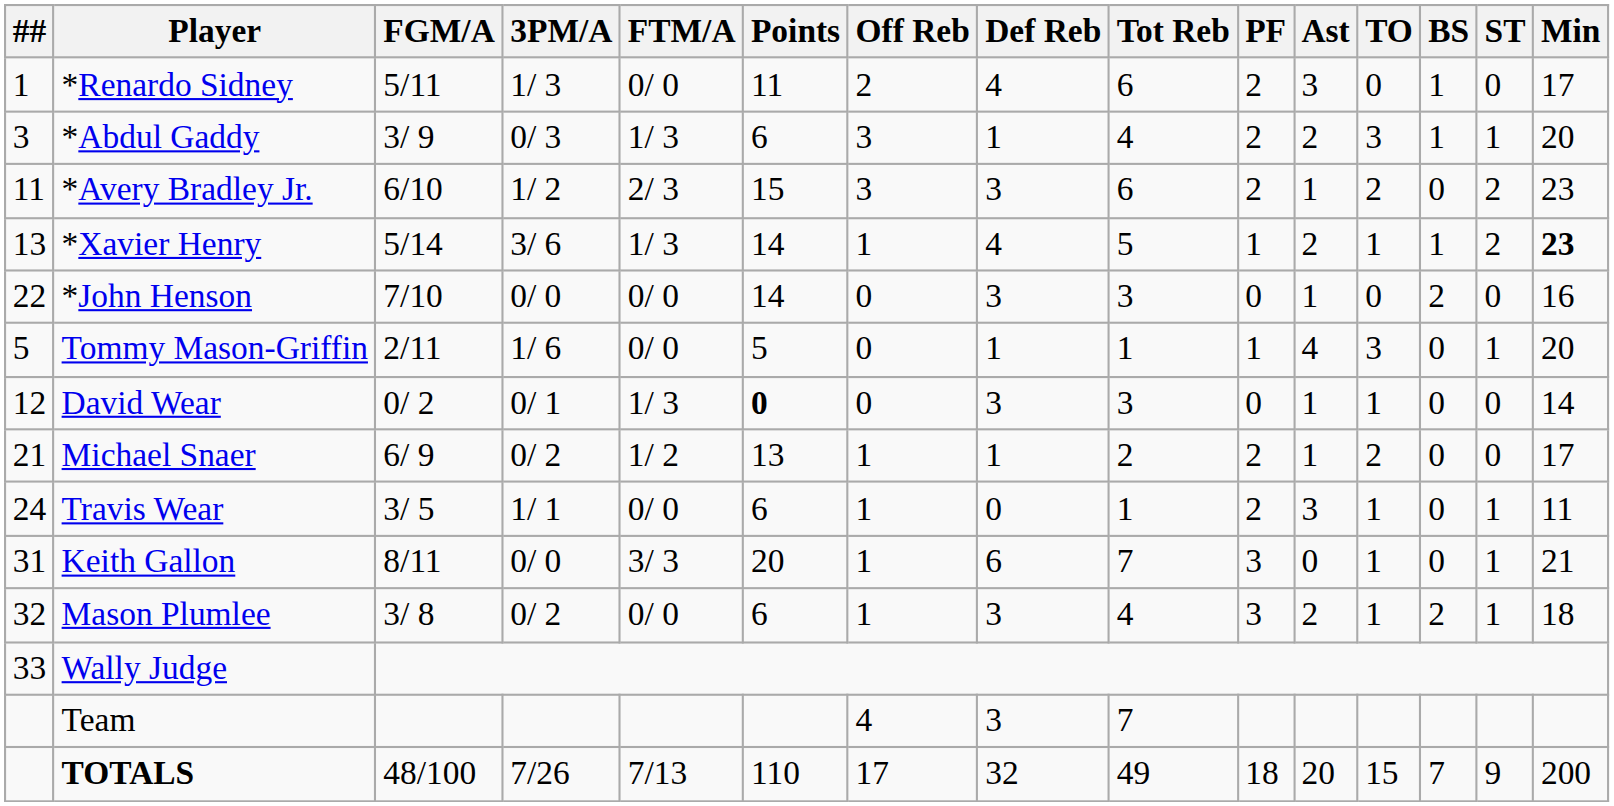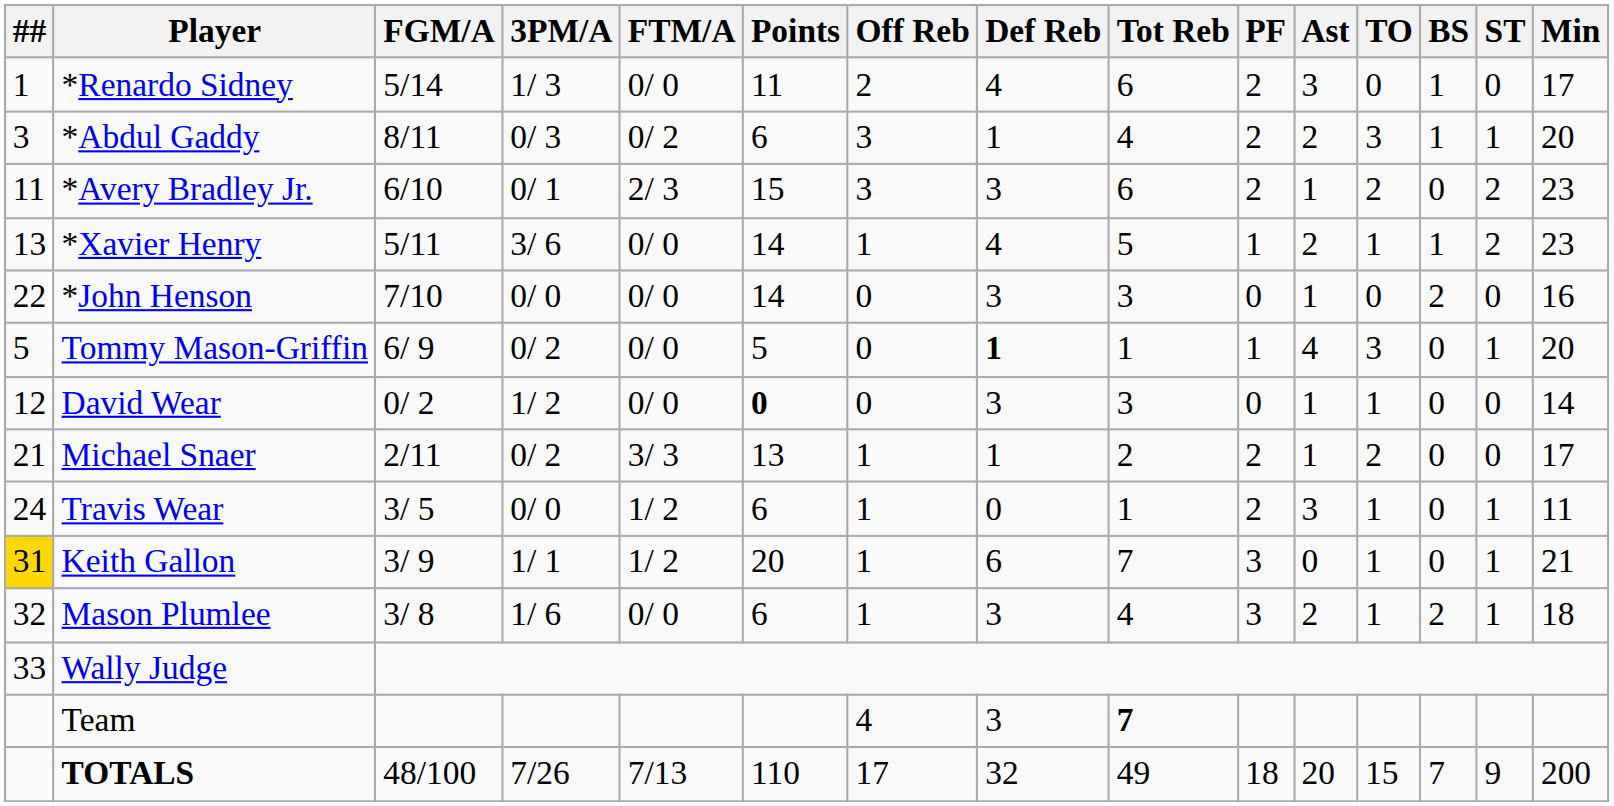(412, 84) 5/11 -> (413, 84) 5/14
(409, 137) 3/ 9 -> (412, 137) 8/11
(653, 137) 1/ 3 -> (653, 137) 0/ 2
(536, 190) 1/ 2 -> (536, 190) 0/ 1
(413, 243) 5/14 -> (412, 243) 5/11
(653, 243) 1/ 3 -> (653, 243) 0/ 0
(1558, 243) bold -> (1558, 243) normal
(412, 349) 2/11 -> (409, 349) 6/ 9
(536, 349) 1/ 6 -> (536, 349) 0/ 2
(994, 349) normal -> (994, 349) bold
(536, 402) 0/ 1 -> (536, 402) 1/ 2
(653, 402) 1/ 3 -> (653, 402) 0/ 0
(409, 455) 6/ 9 -> (412, 455) 2/11
(653, 455) 1/ 2 -> (653, 455) 3/ 3
(536, 508) 1/ 1 -> (536, 508) 0/ 0
(653, 508) 0/ 0 -> (653, 508) 1/ 2
(29, 561) no background -> (29, 561) gold background
(412, 561) 8/11 -> (409, 561) 3/ 9
(536, 561) 0/ 0 -> (536, 561) 1/ 1
(653, 561) 3/ 3 -> (653, 561) 1/ 2
(536, 614) 0/ 2 -> (536, 614) 1/ 6
(1125, 720) normal -> (1125, 720) bold
